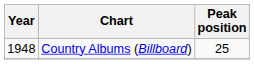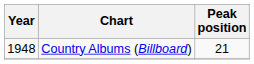(222, 48) 25 -> (222, 48) 21
